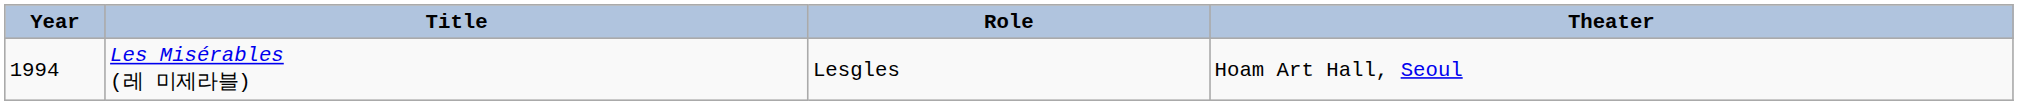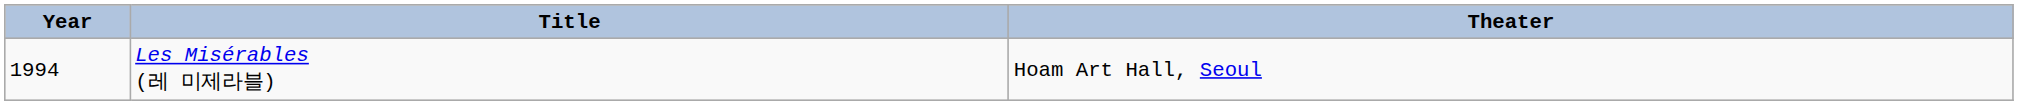- column: (1009, 22)
